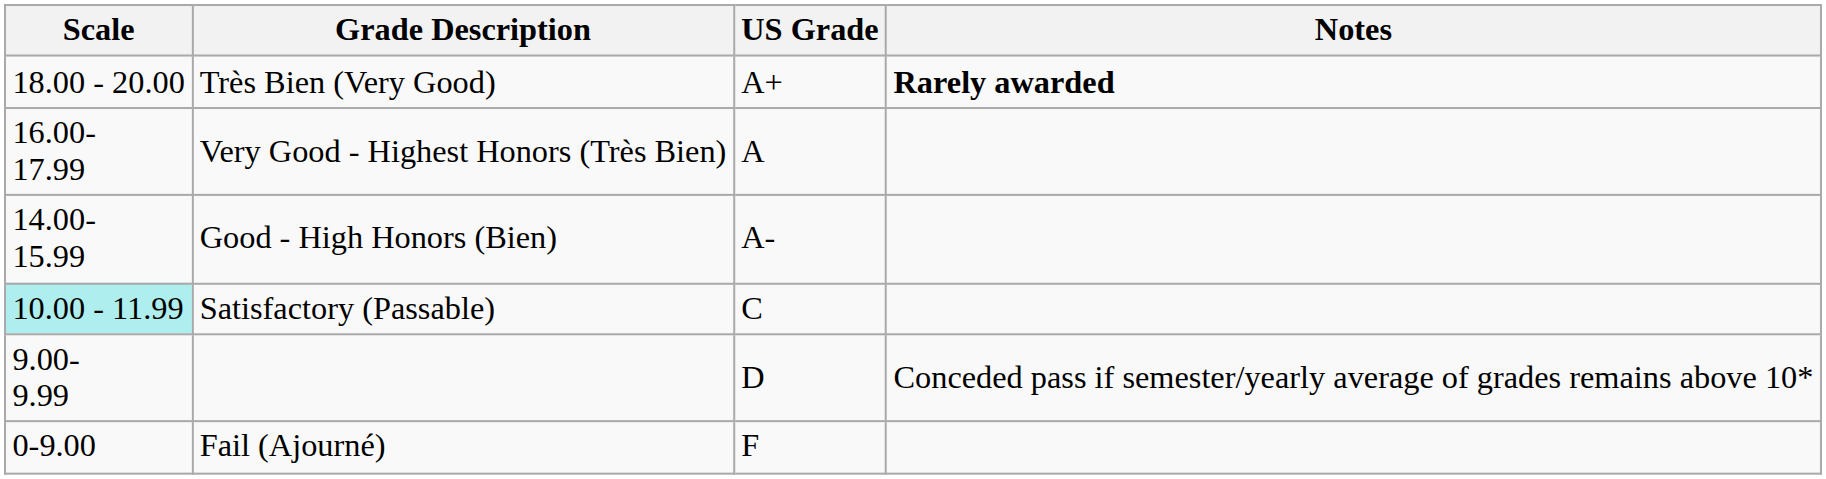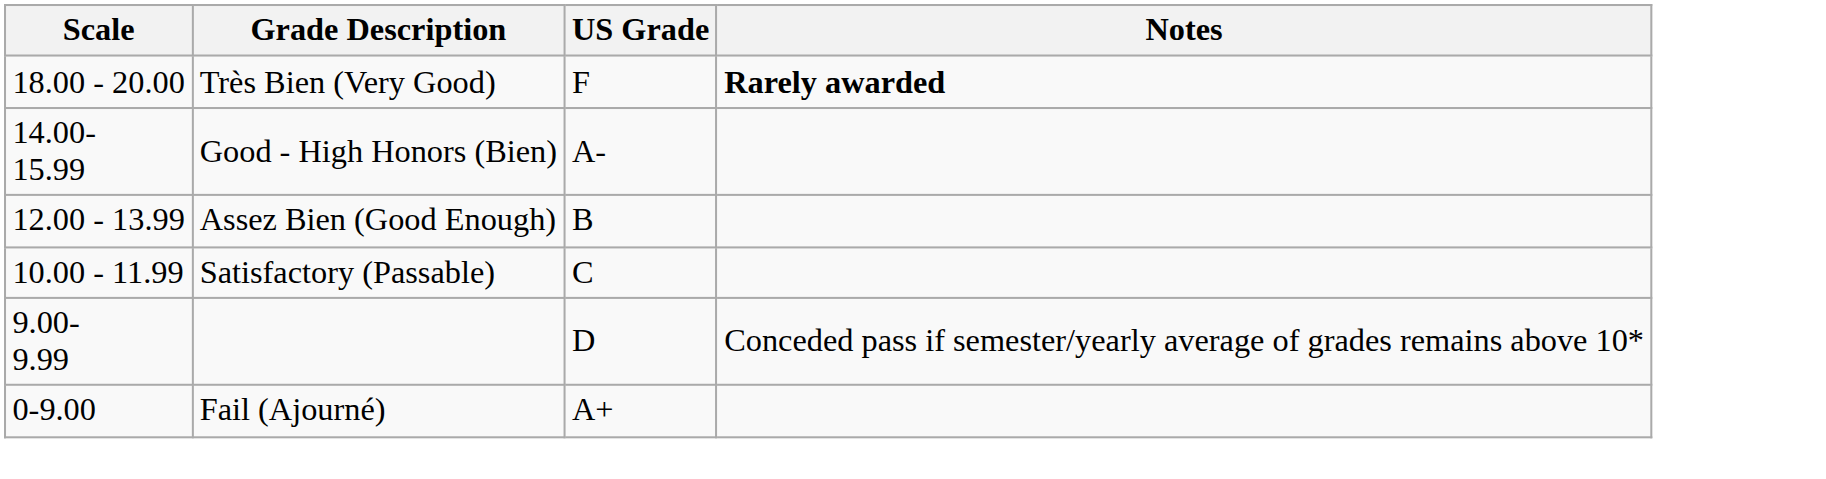(762, 81) A+ -> (581, 81) F
- row: (463, 150)
+ row: (378, 220)
(98, 307) paleturquoise background -> (98, 271) no background
(750, 446) F -> (593, 410) A+
